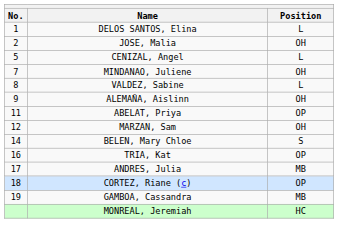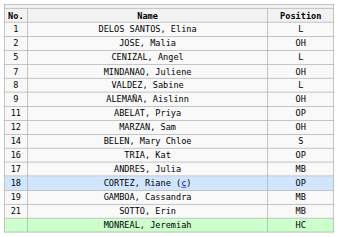+ row: (148, 211)
